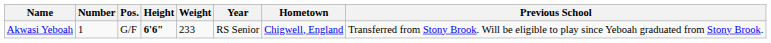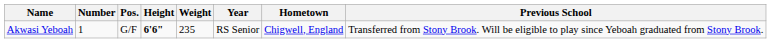(187, 29) 233 -> (187, 29) 235
